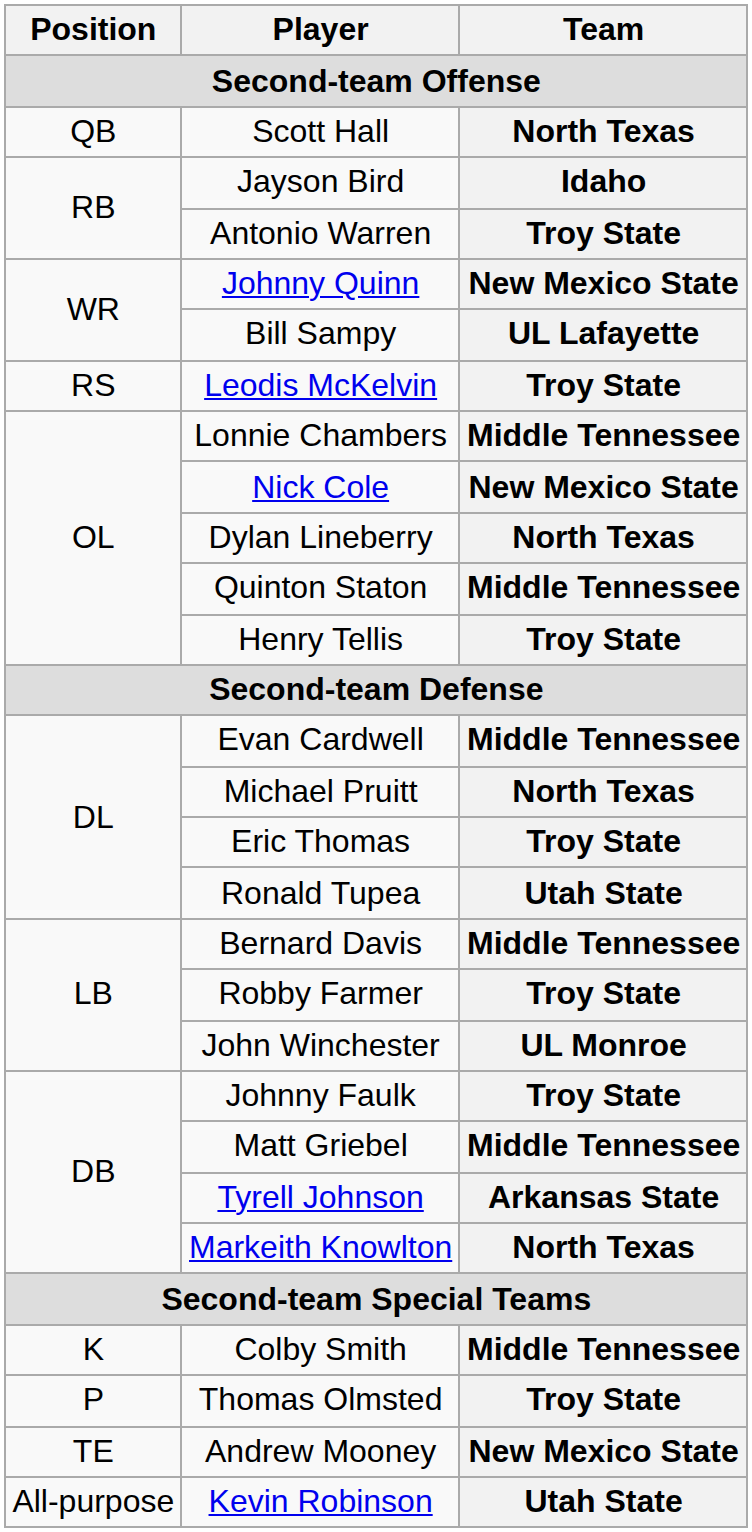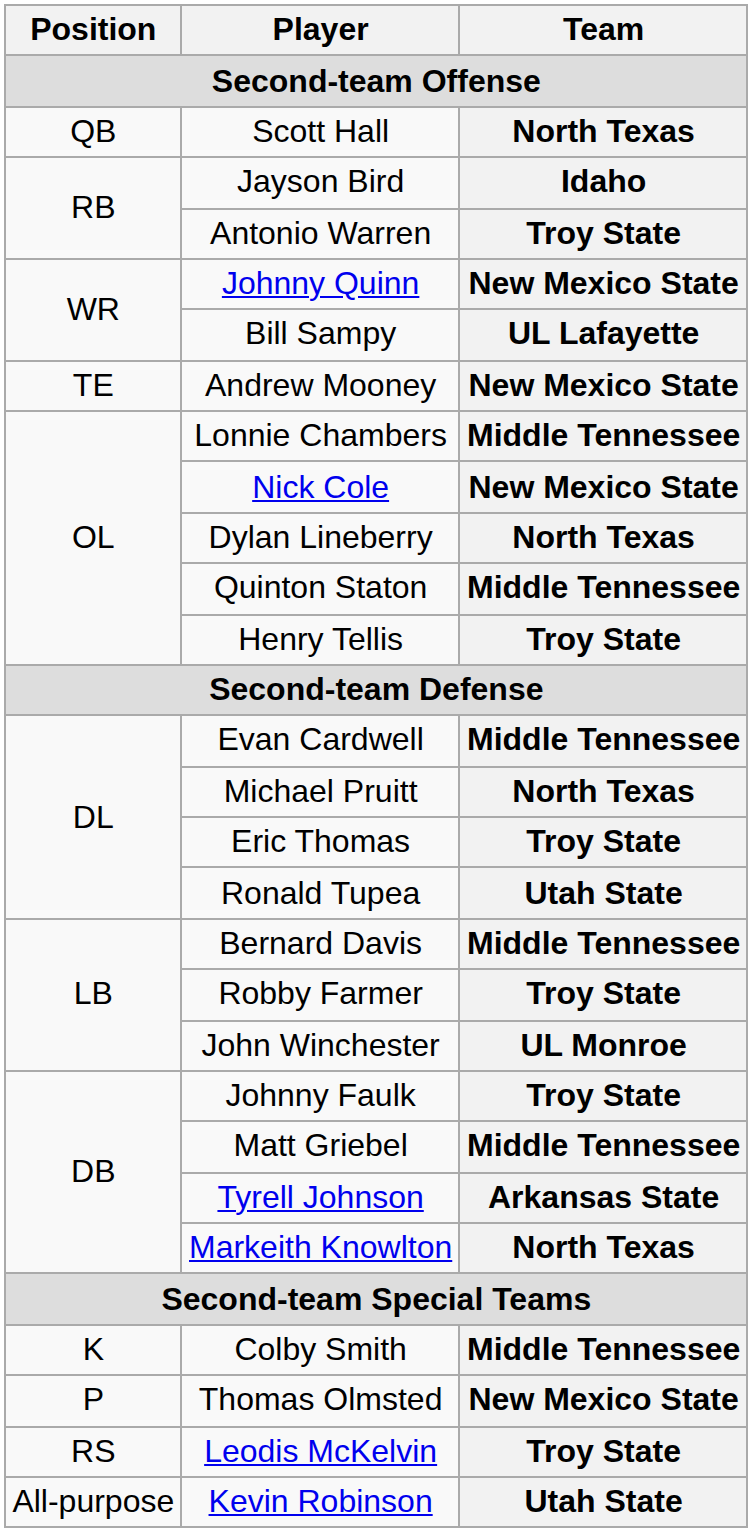rows swapped: (321, 1450) <-> (321, 385)
(604, 1400) Troy State -> (604, 1400) New Mexico State
